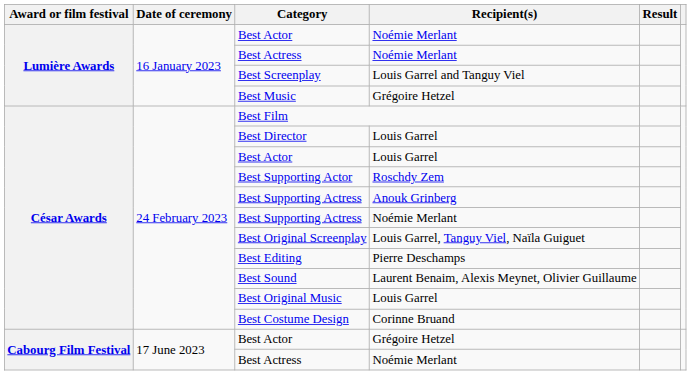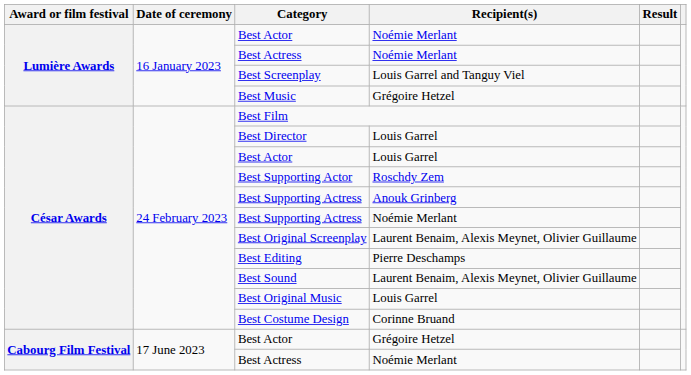(479, 237) Louis Garrel, Tanguy Viel, Naïla Guiguet -> (505, 237) Laurent Benaim, Alexis Meynet, Olivier Guillaume
